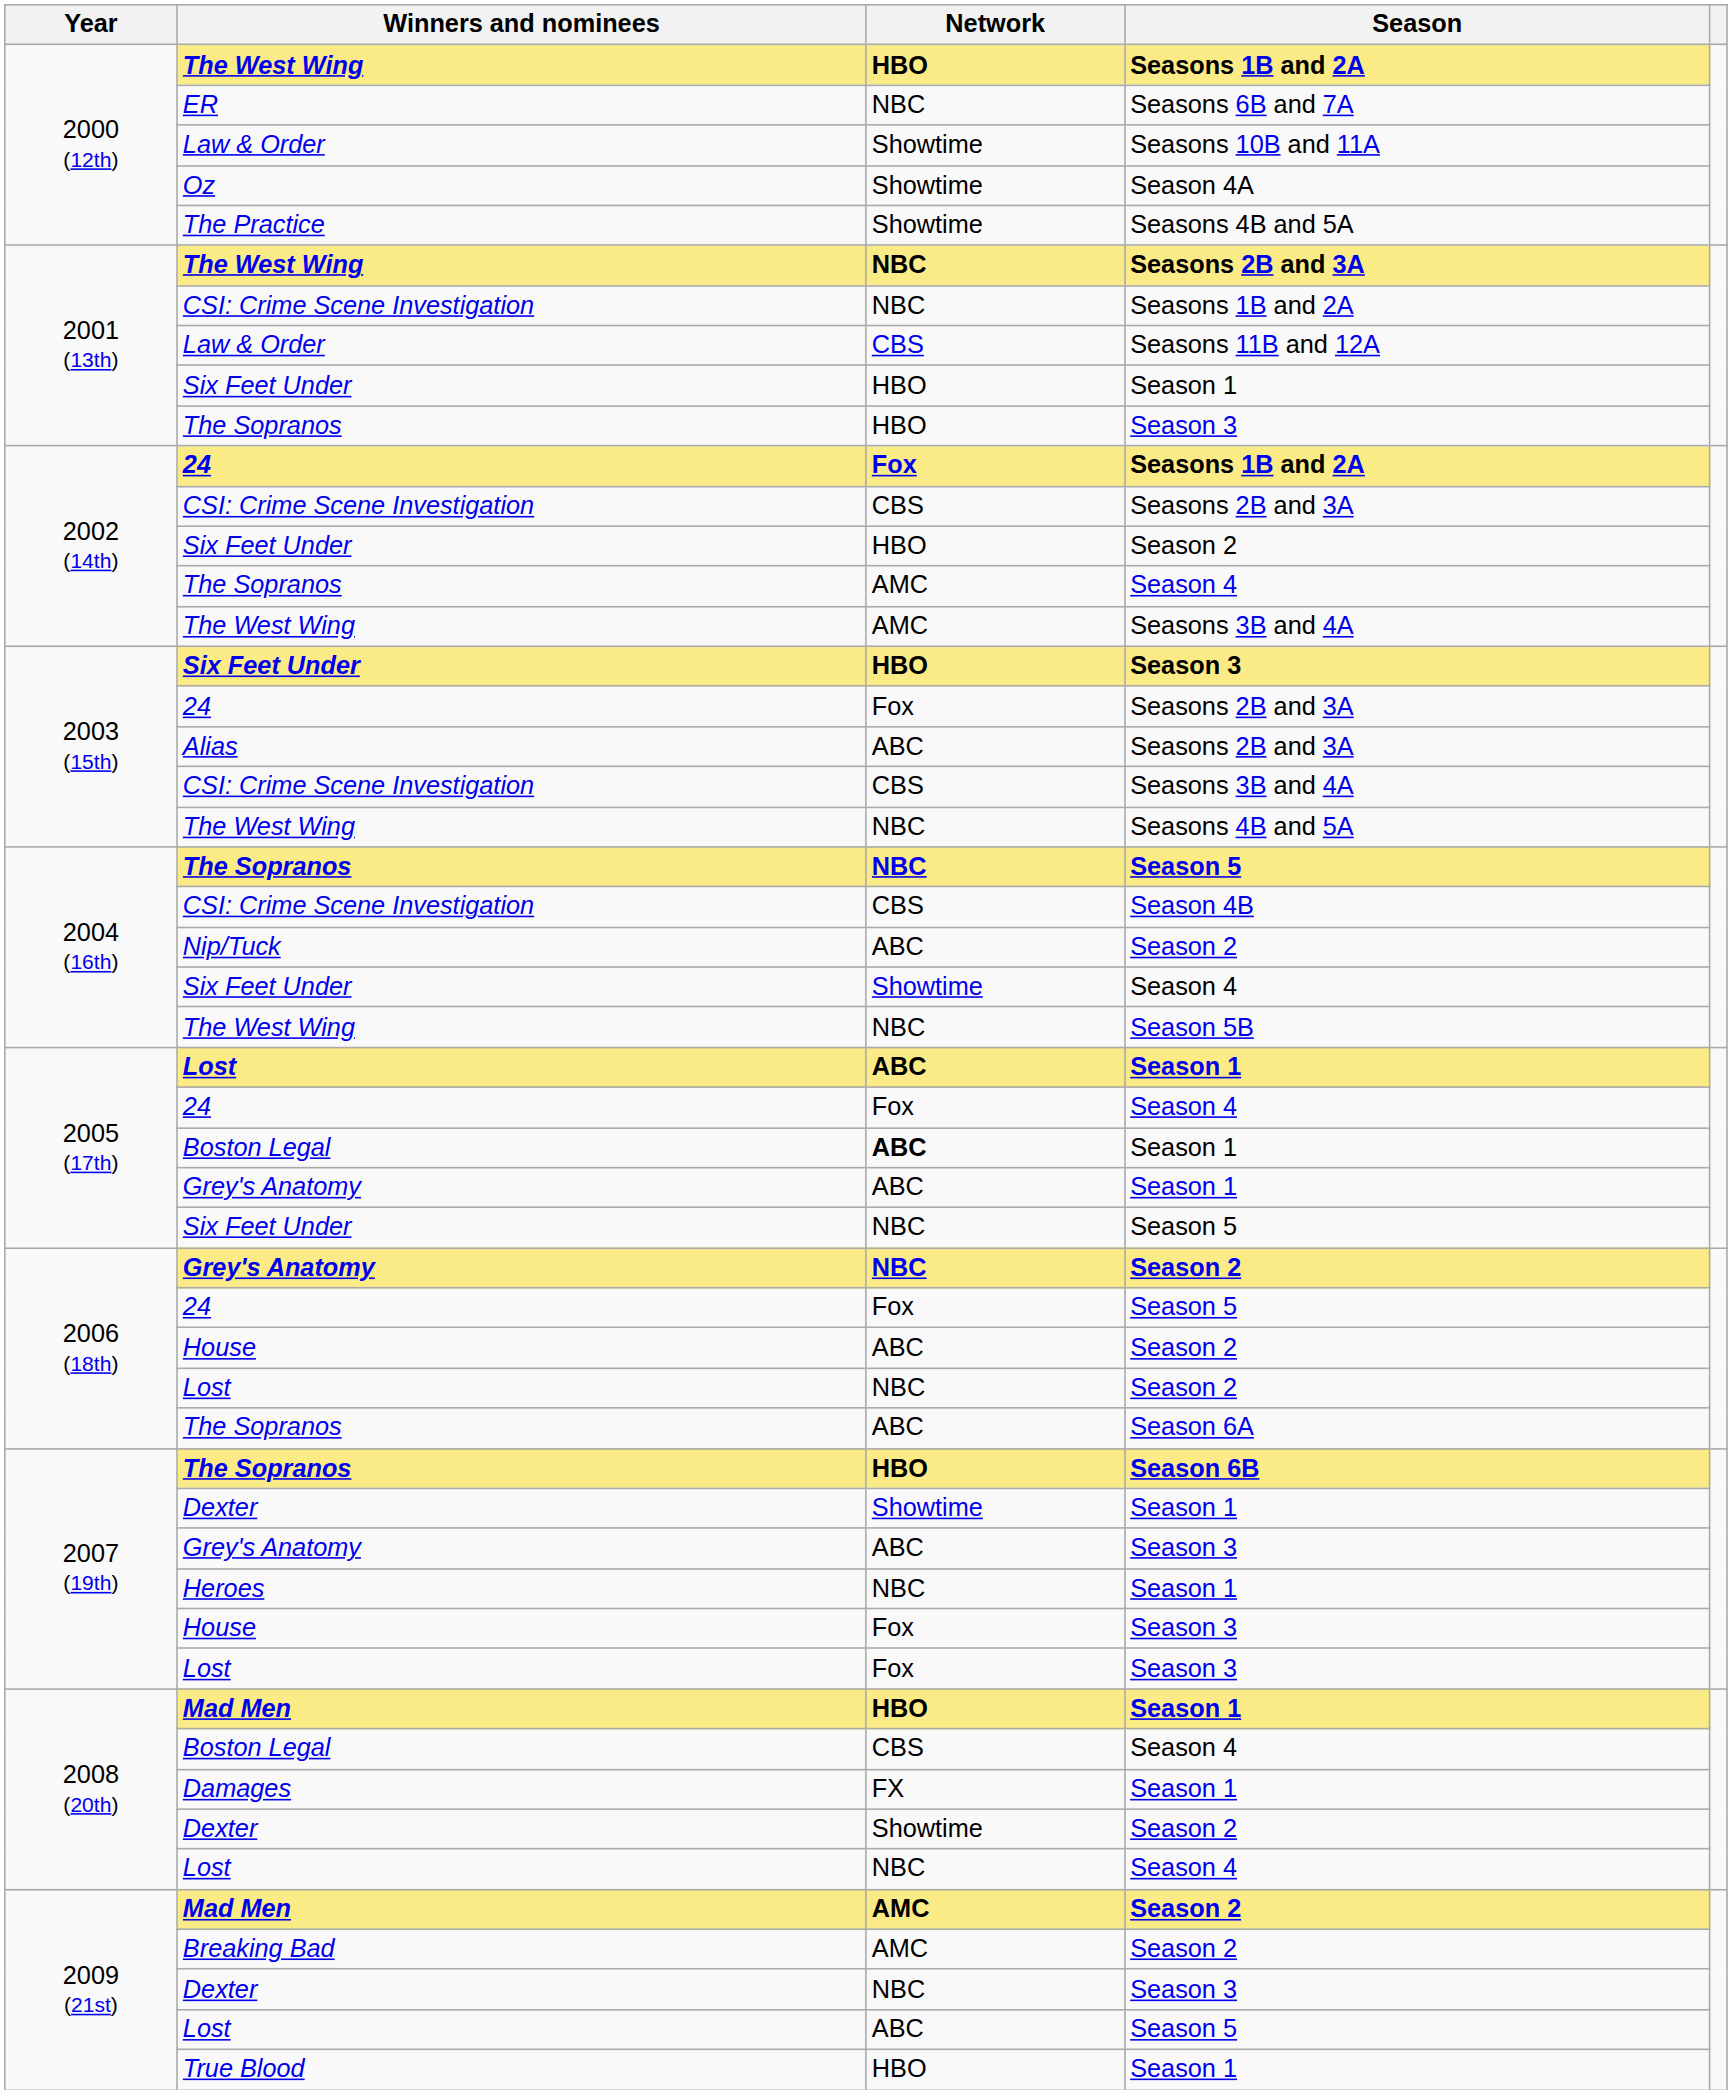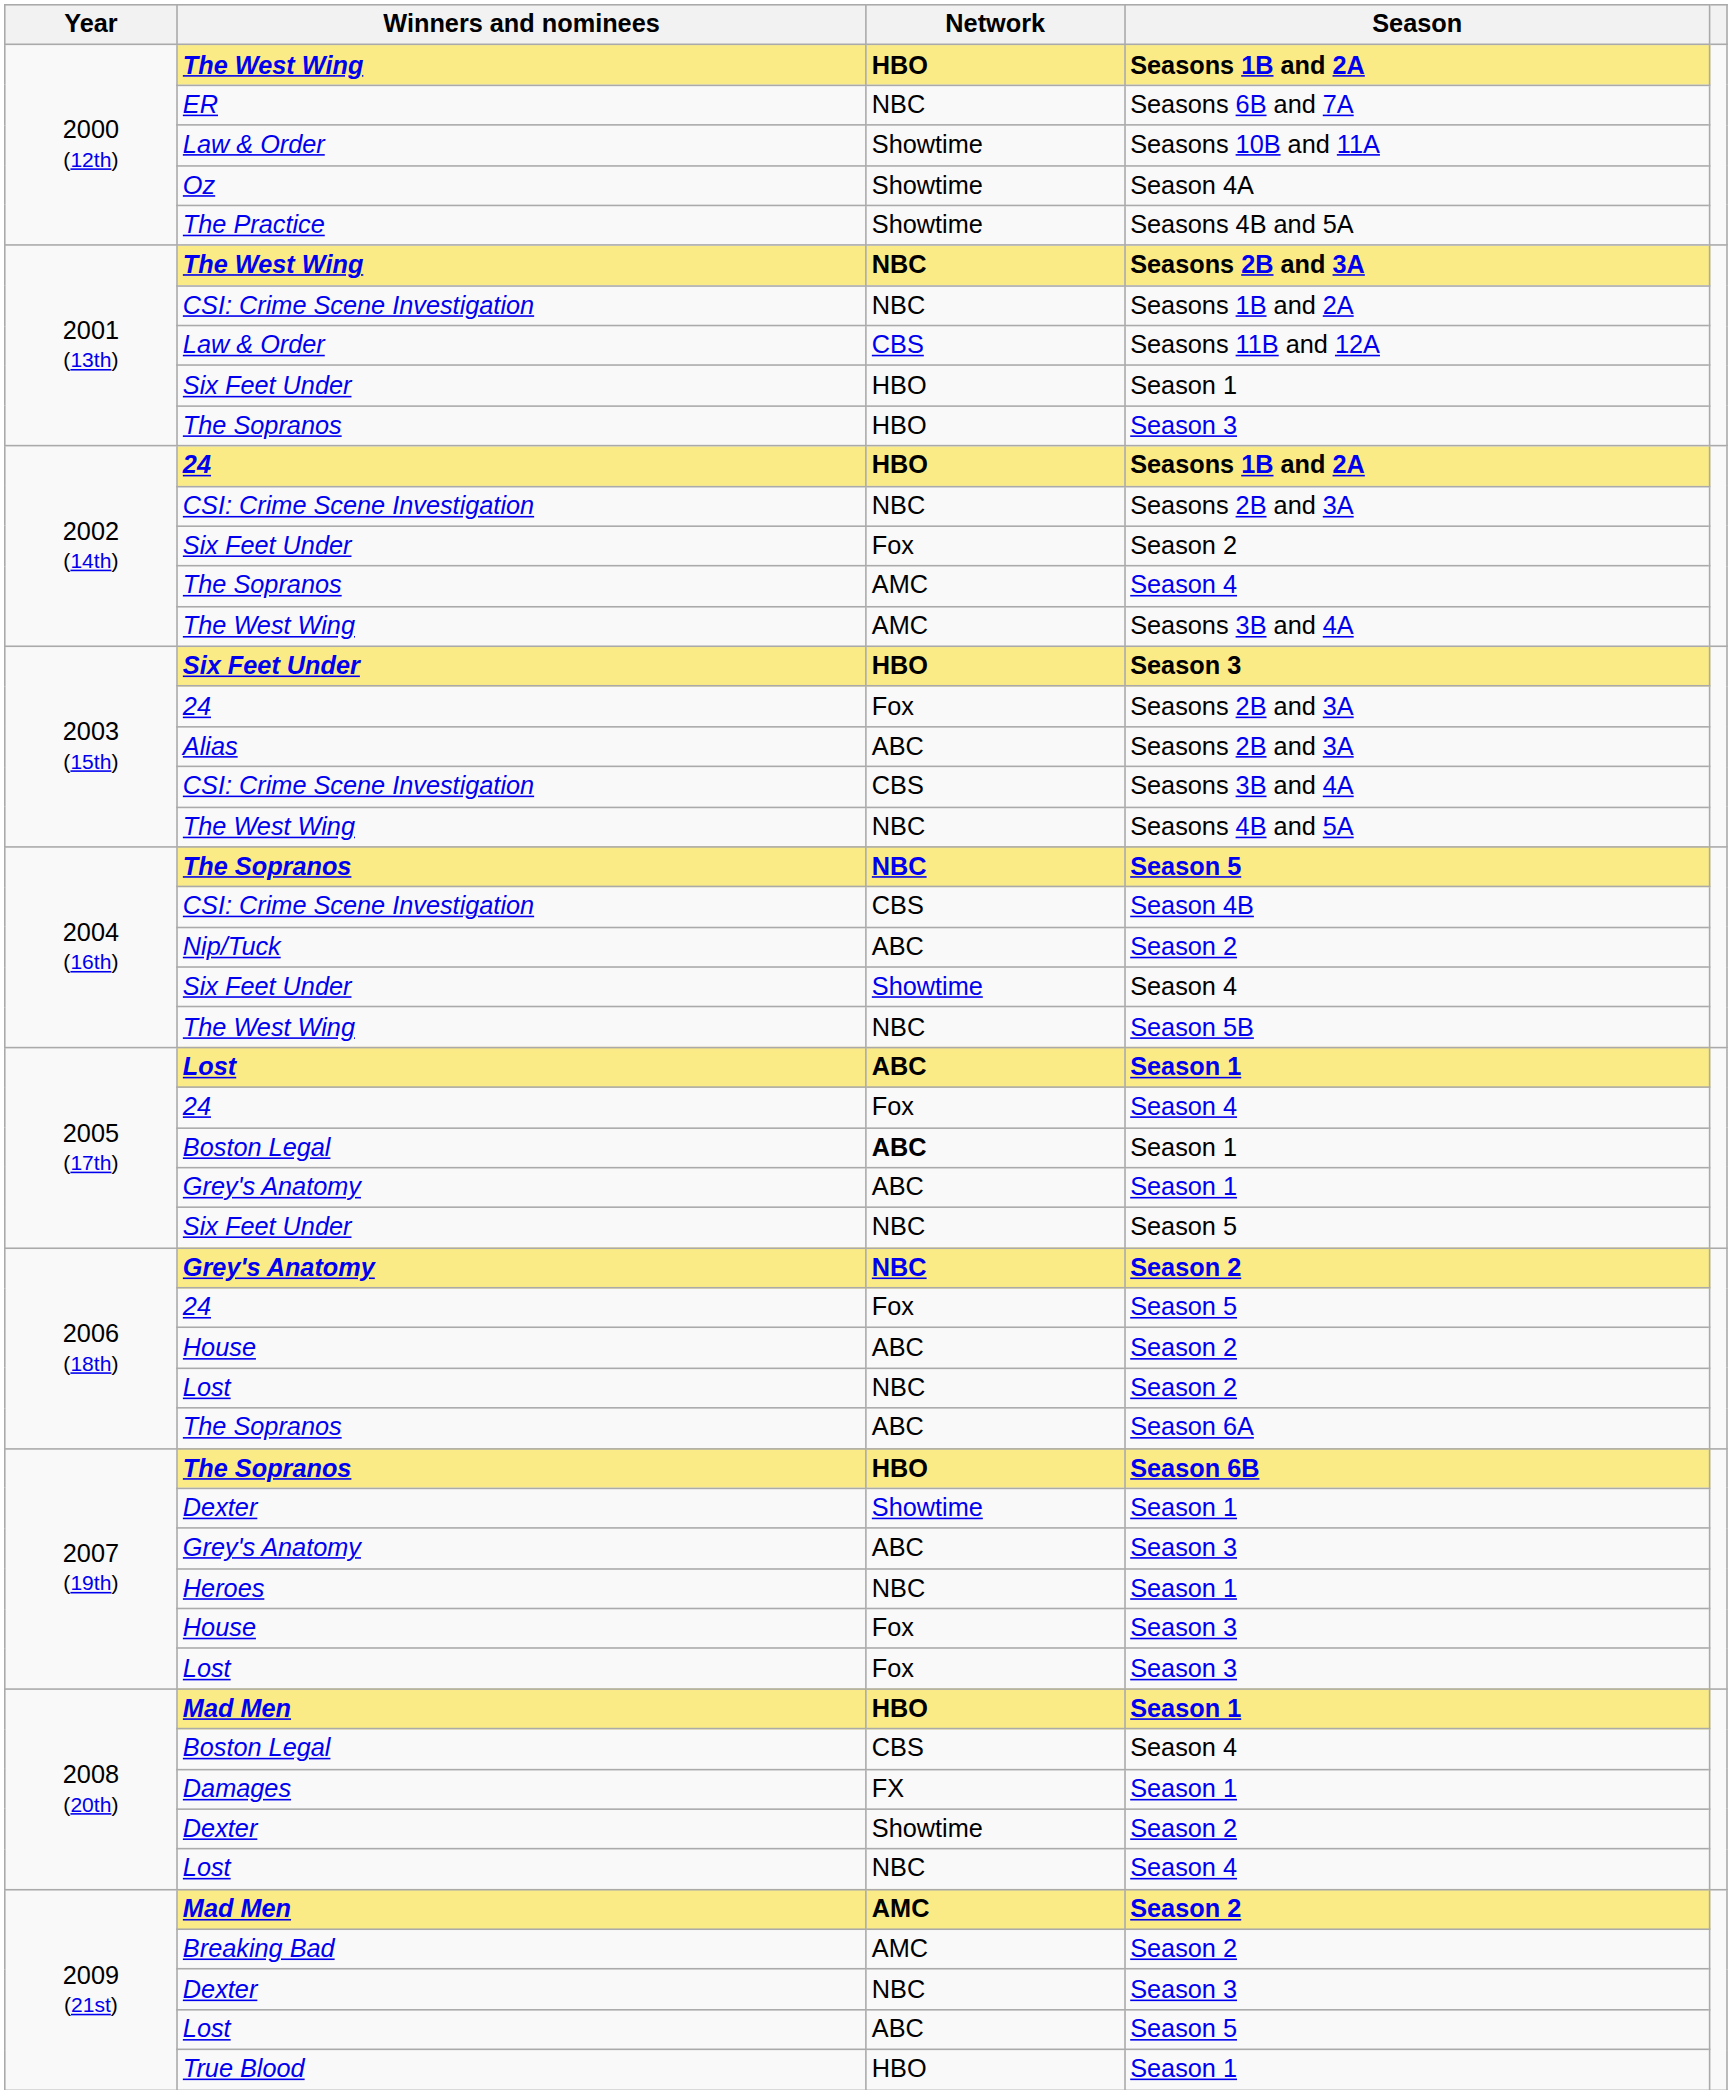(894, 465) Fox -> (900, 465) HBO
(898, 505) CBS -> (899, 505) NBC
(899, 545) HBO -> (893, 545) Fox
